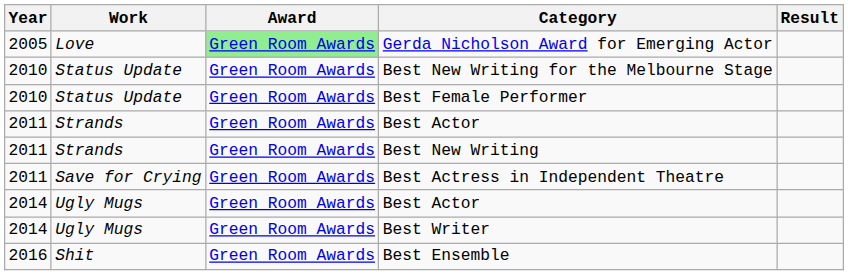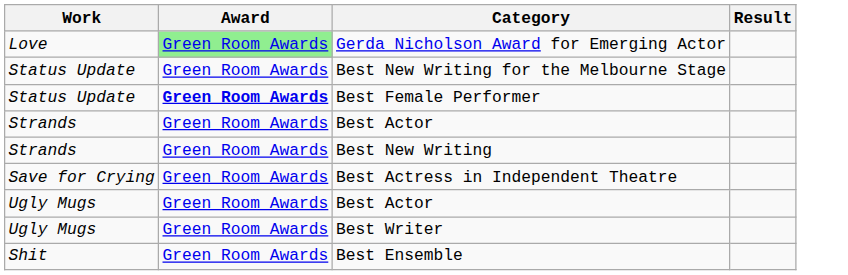- column: (28, 18)
(292, 97) normal -> (245, 97) bold
